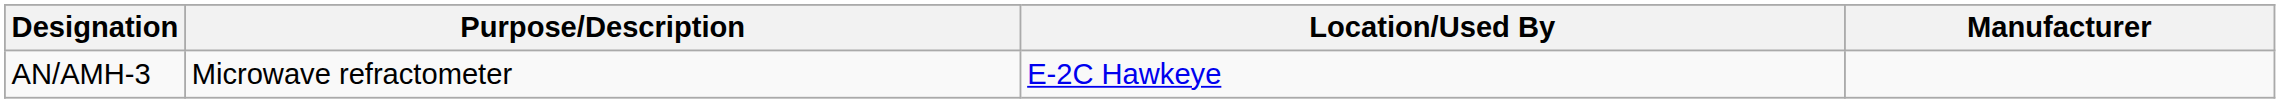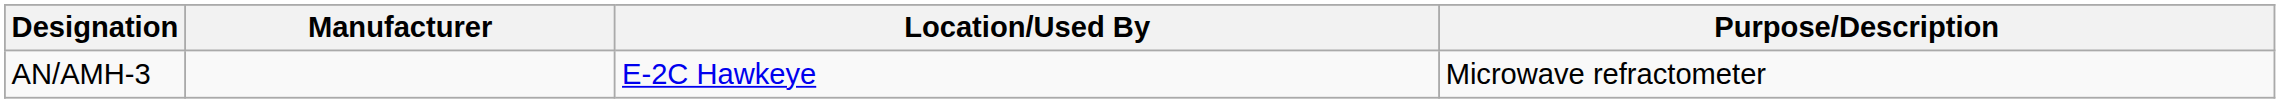columns swapped: (603, 27) <-> (2059, 27)
